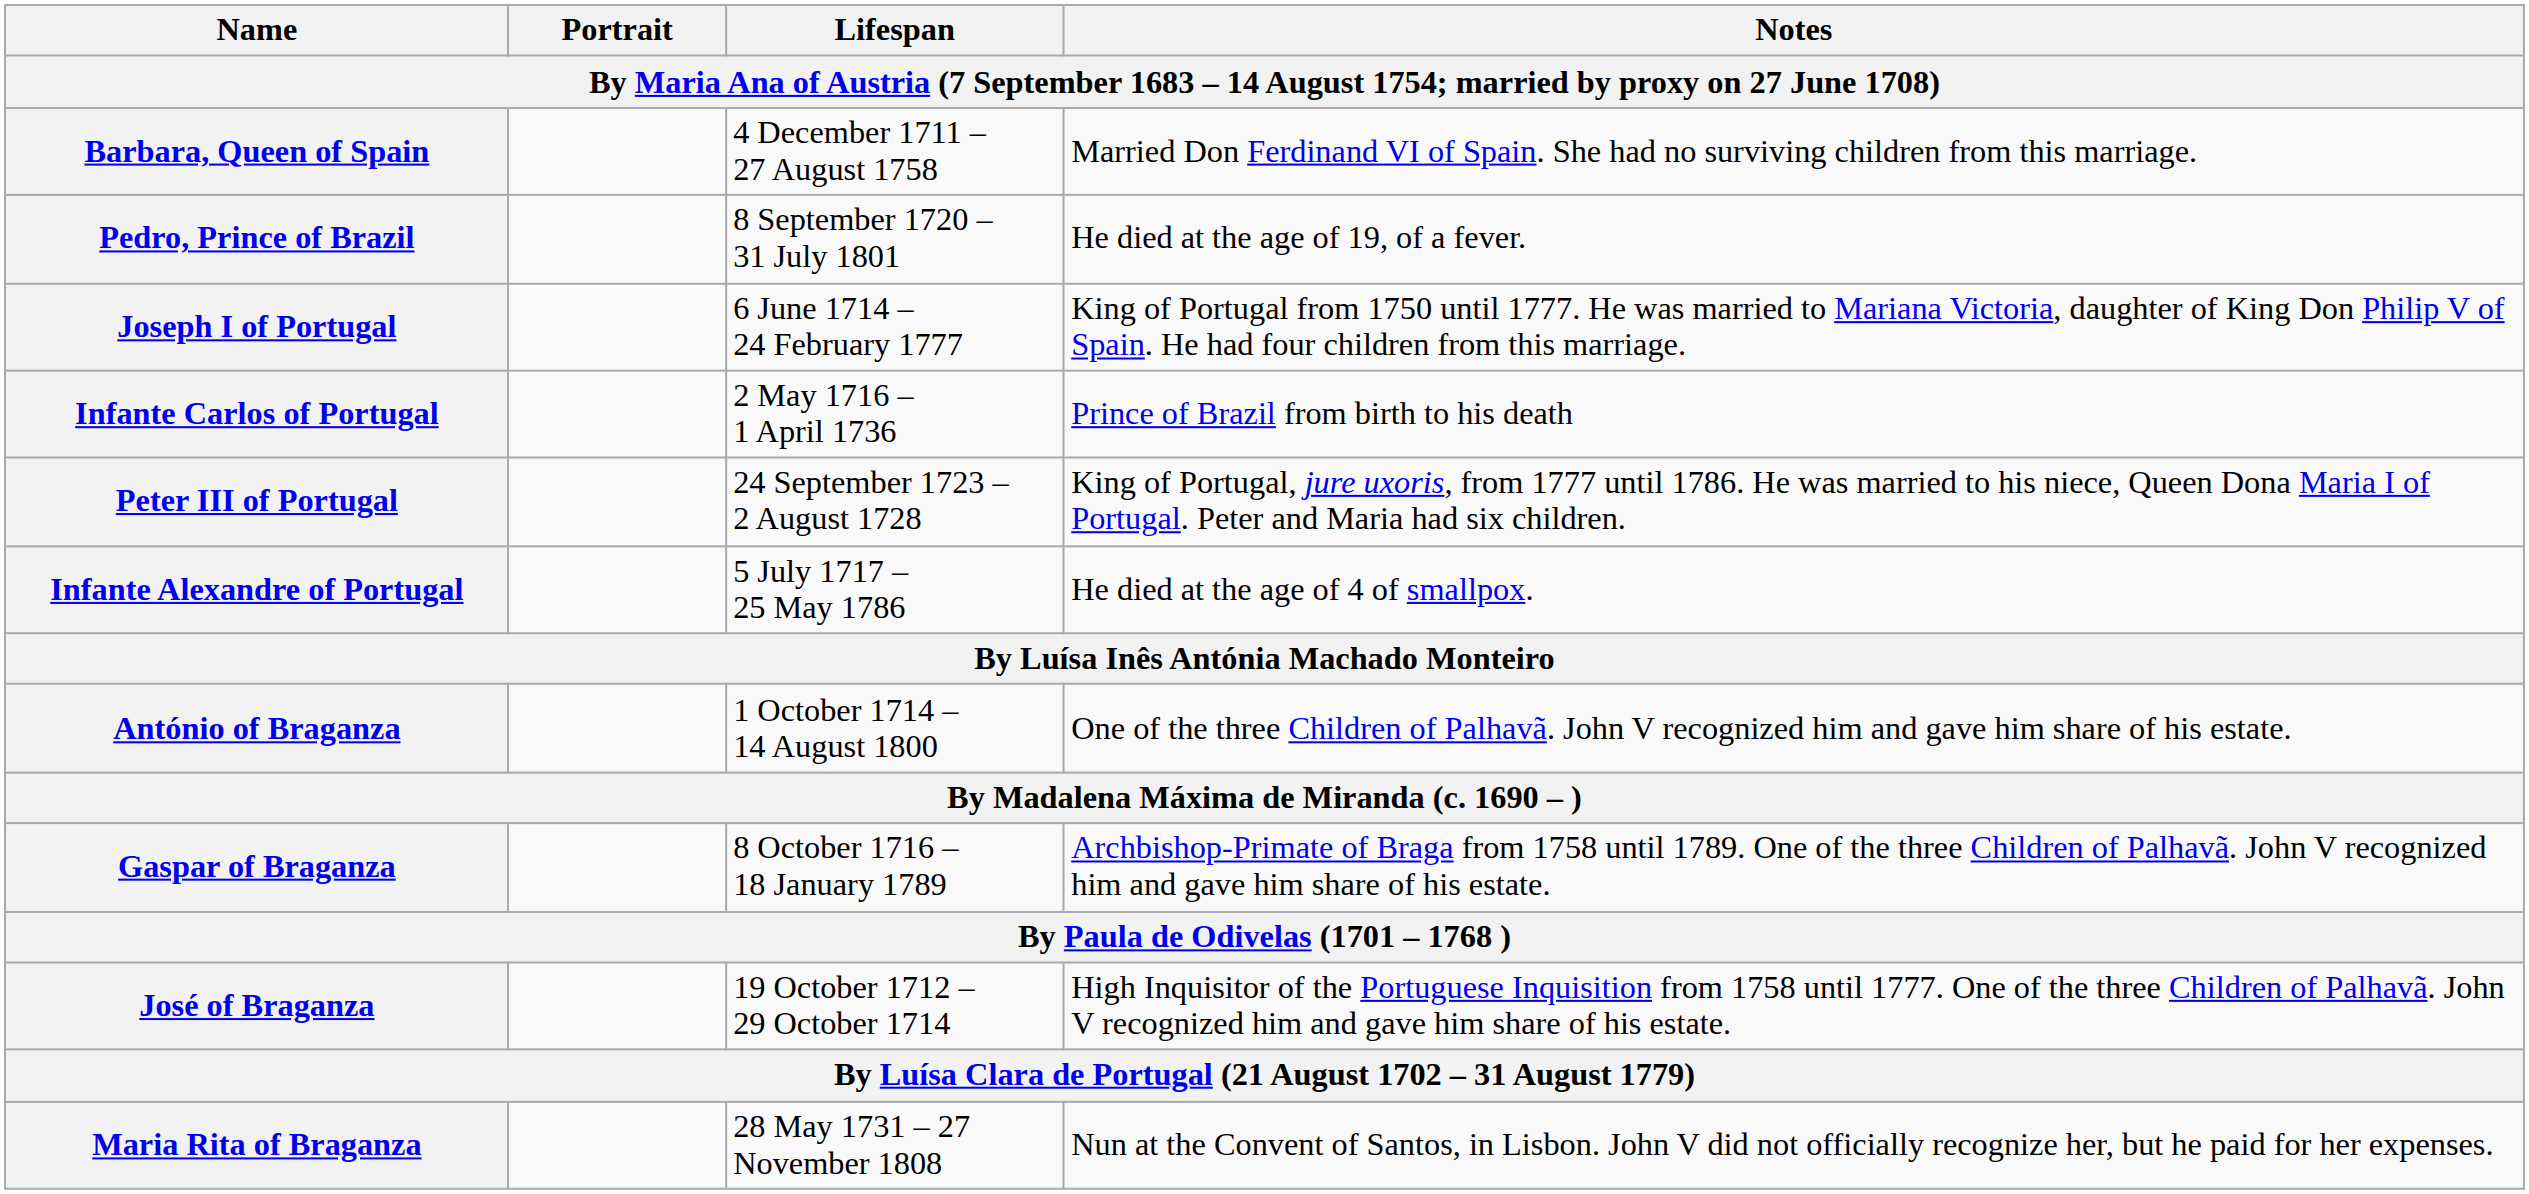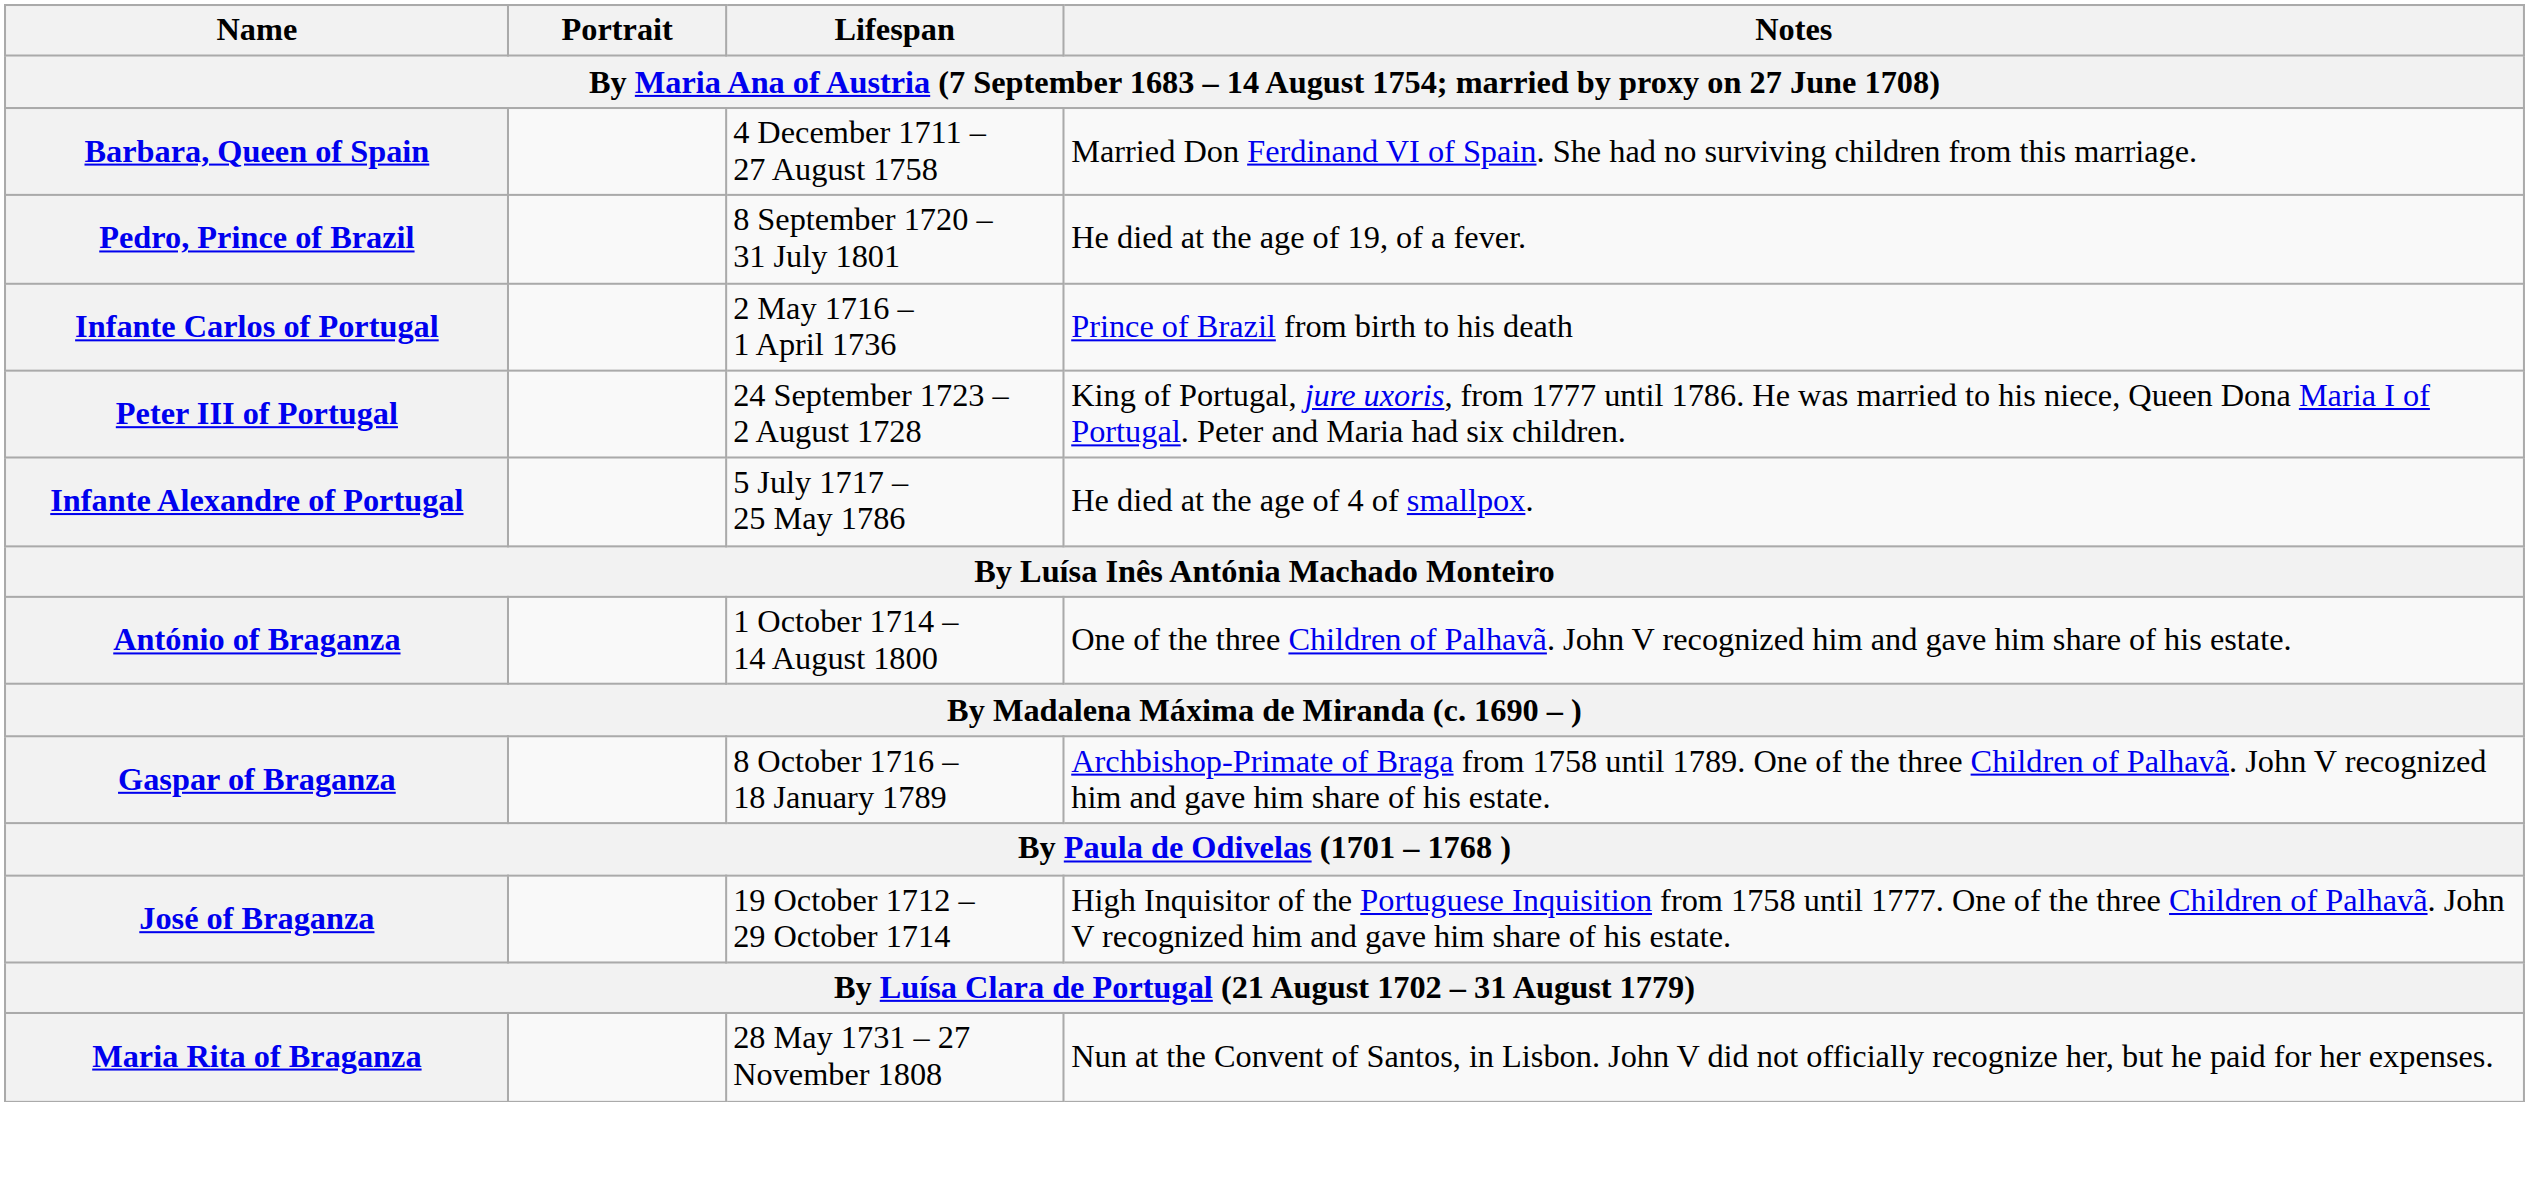- row: (257, 326)
